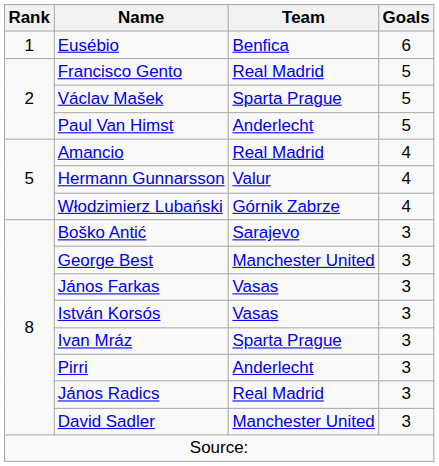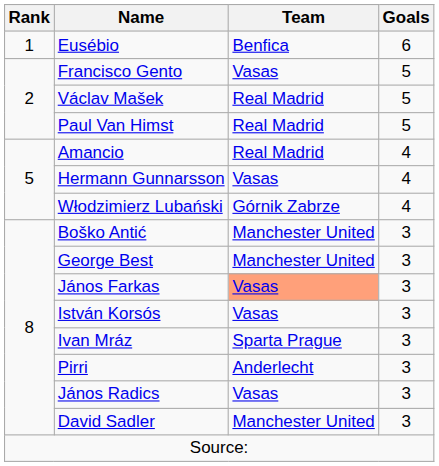(278, 71) Real Madrid -> (255, 71) Vasas
(287, 98) Sparta Prague -> (278, 98) Real Madrid
(273, 125) Anderlecht -> (278, 125) Real Madrid
(252, 179) Valur -> (255, 179) Vasas
(266, 233) Sarajevo -> (304, 233) Manchester United
(255, 286) no background -> (255, 286) lightsalmon background
(278, 394) Real Madrid -> (255, 394) Vasas
